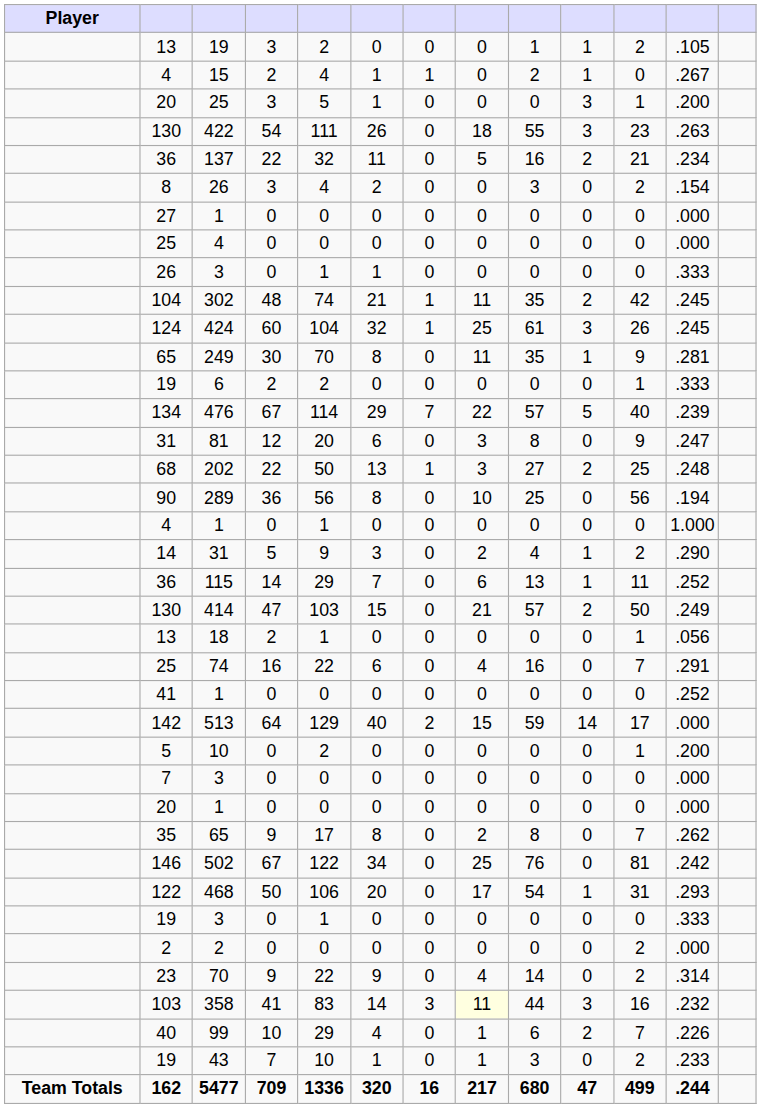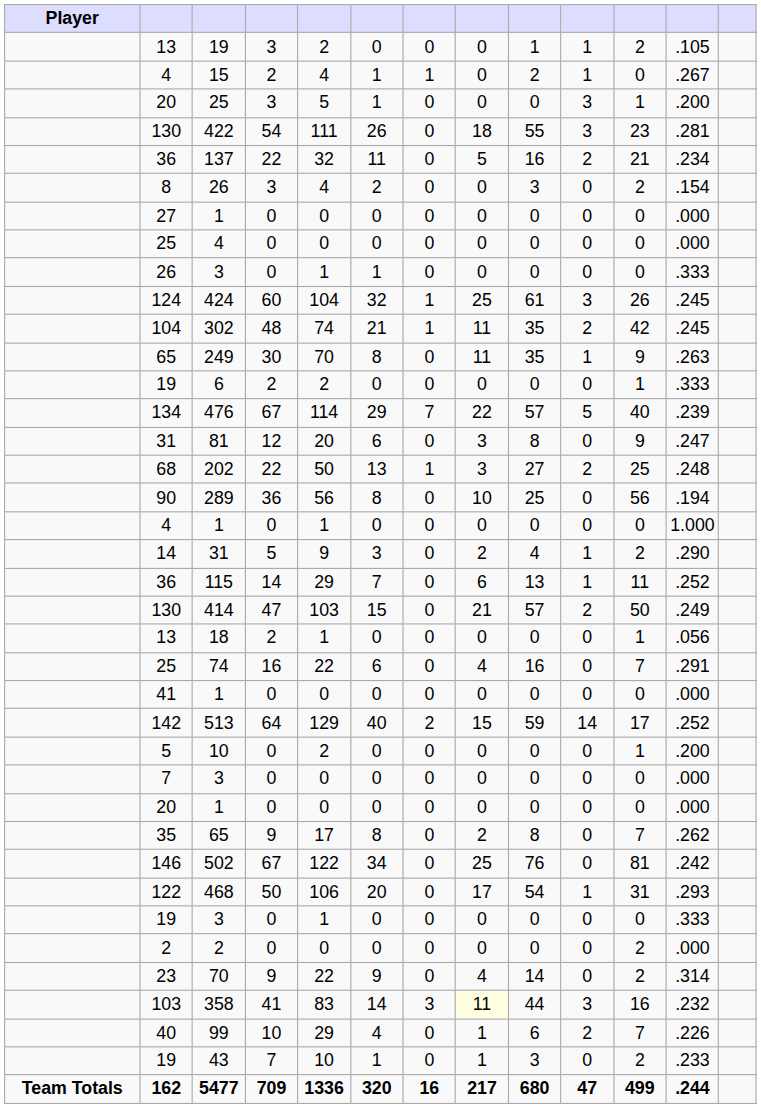(692, 131) .263 -> (692, 131) .281
rows swapped: (166, 300) <-> (166, 328)
(692, 356) .281 -> (692, 356) .263
(692, 694) .252 -> (692, 694) .000
(692, 722) .000 -> (692, 722) .252
